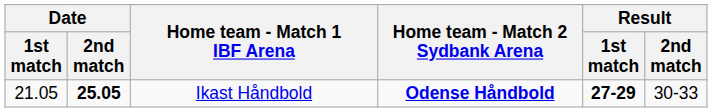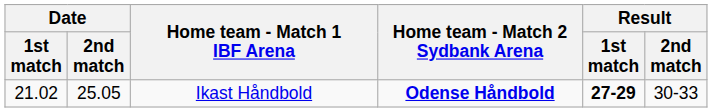(36, 93) 21.05 -> (36, 93) 21.02
(99, 93) bold -> (99, 93) normal
